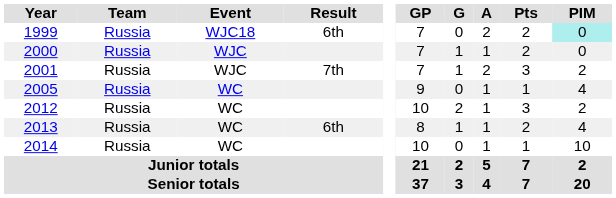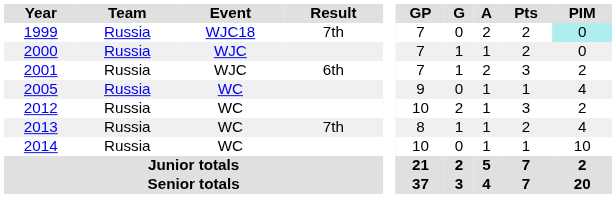(333, 32) 6th -> (333, 32) 7th
(333, 70) 7th -> (333, 70) 6th
(333, 127) 6th -> (333, 127) 7th
